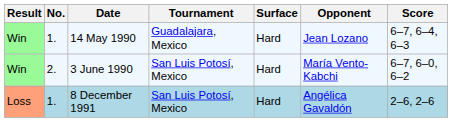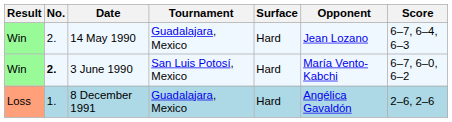(52, 38) 1. -> (52, 38) 2.
(52, 69) normal -> (52, 69) bold
(192, 101) San Luis Potosí, Mexico -> (184, 101) Guadalajara, Mexico
